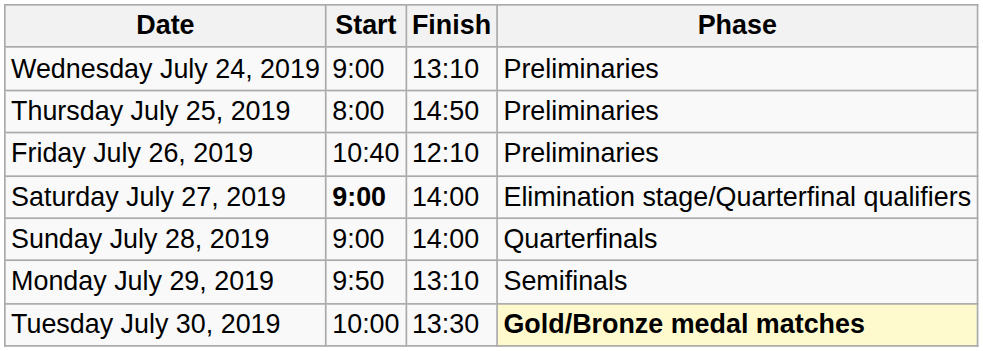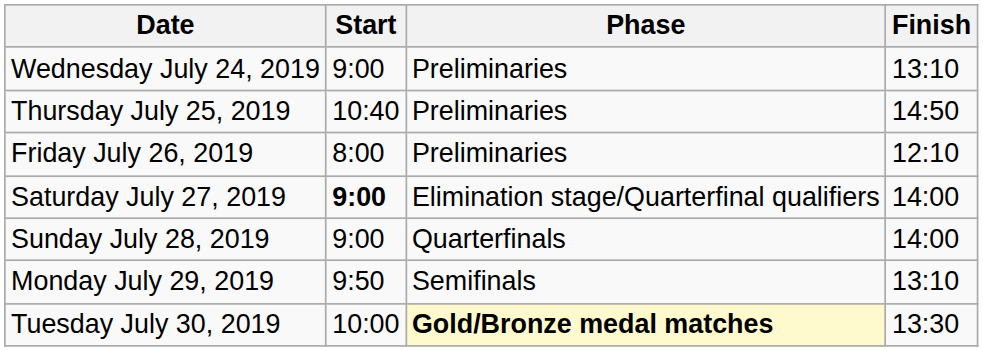columns swapped: (451, 25) <-> (737, 25)
(358, 111) 8:00 -> (366, 111) 10:40
(366, 153) 10:40 -> (358, 153) 8:00
